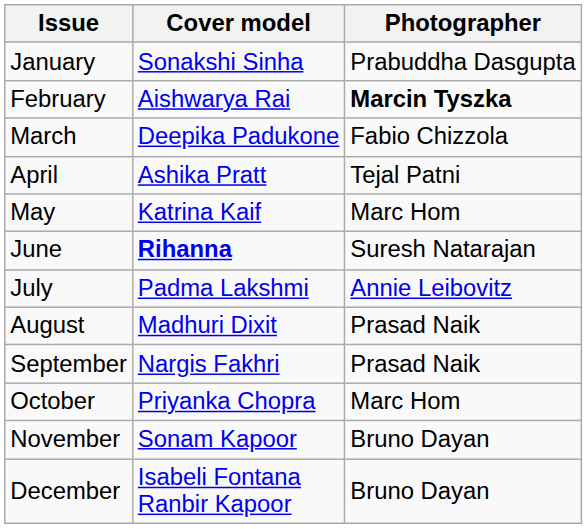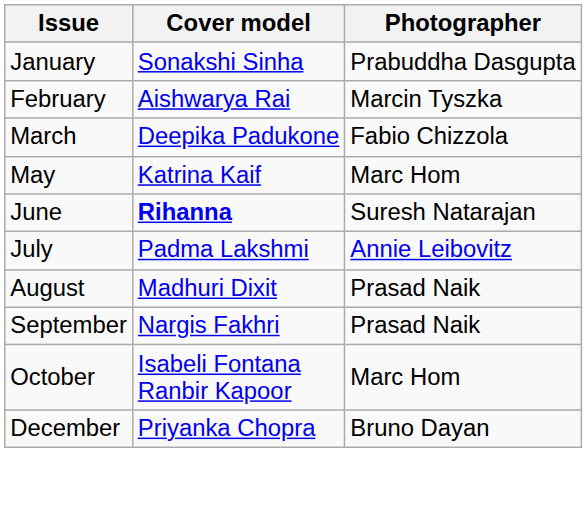(431, 99) bold -> (426, 99) normal
- row: (34, 174)
(227, 401) Priyanka Chopra -> (219, 377) Isabeli Fontana Ranbir Kapoor
- row: (65, 439)
(219, 490) Isabeli Fontana Ranbir Kapoor -> (227, 428) Priyanka Chopra
